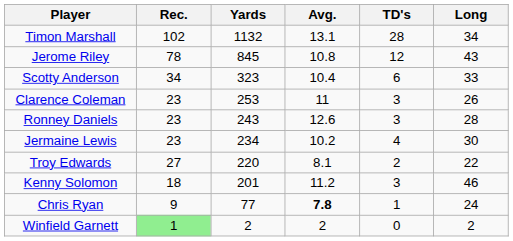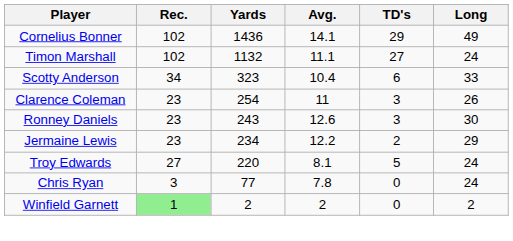+ row: (70, 36)
(322, 36) 13.1 -> (322, 57) 11.1
(397, 36) 28 -> (397, 57) 27
(471, 36) 34 -> (471, 57) 24
- row: (70, 57)
(248, 99) 253 -> (248, 99) 254
(471, 120) 28 -> (471, 120) 30
(322, 141) 10.2 -> (322, 141) 12.2
(397, 141) 4 -> (397, 141) 2
(471, 141) 30 -> (471, 141) 29
(397, 162) 2 -> (397, 162) 5
(471, 162) 22 -> (471, 162) 24
- row: (70, 183)
(174, 204) 9 -> (174, 183) 3
(322, 204) bold -> (322, 183) normal
(397, 204) 1 -> (397, 183) 0
